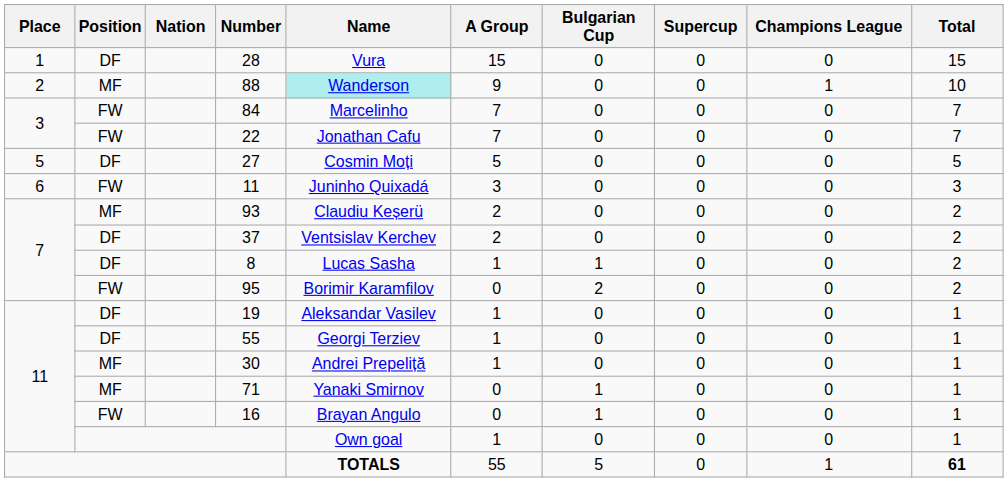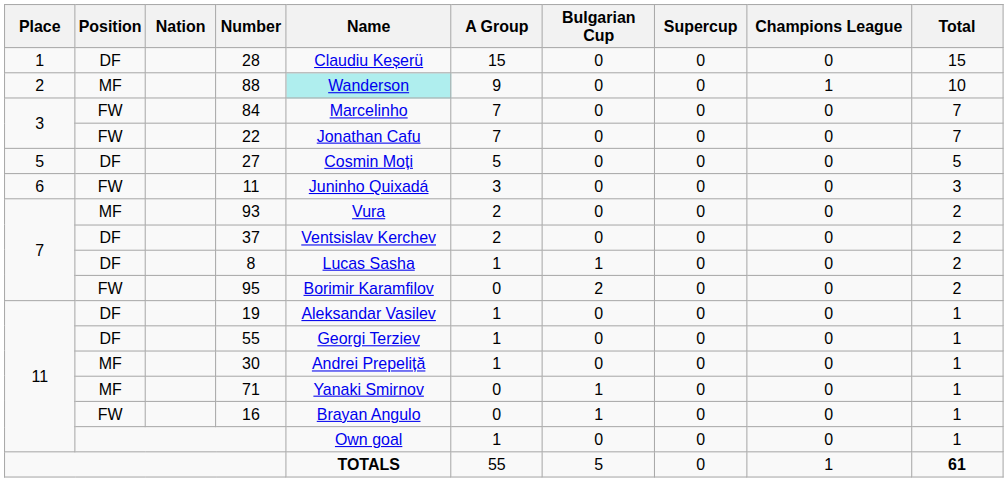(369, 60) Vura -> (369, 60) Claudiu Keșerü
(369, 212) Claudiu Keșerü -> (369, 212) Vura
